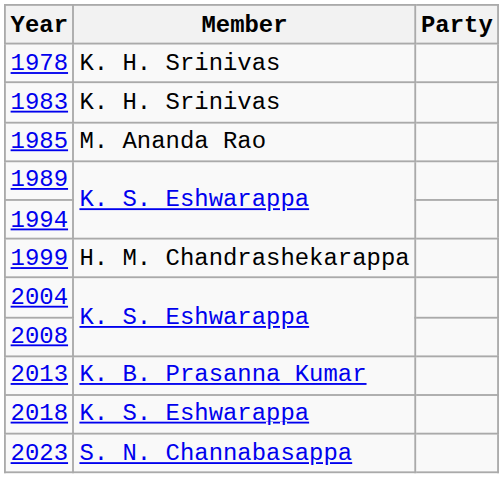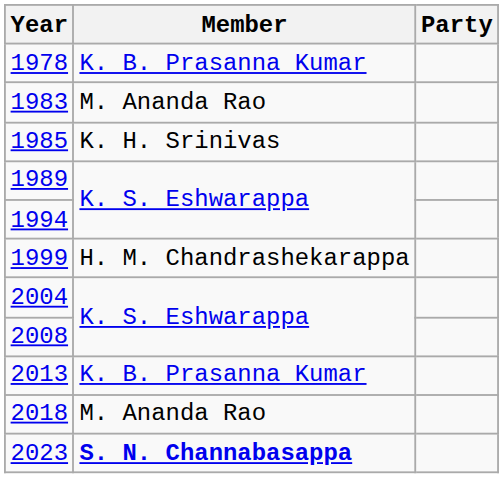(180, 63) K. H. Srinivas -> (223, 63) K. B. Prasanna Kumar
(180, 102) K. H. Srinivas -> (173, 102) M. Ananda Rao
(173, 141) M. Ananda Rao -> (180, 141) K. H. Srinivas
(194, 414) K. S. Eshwarappa -> (173, 414) M. Ananda Rao
(216, 453) normal -> (216, 453) bold
